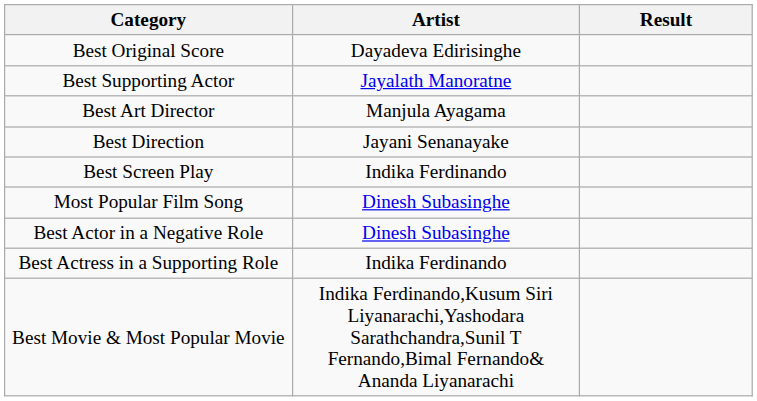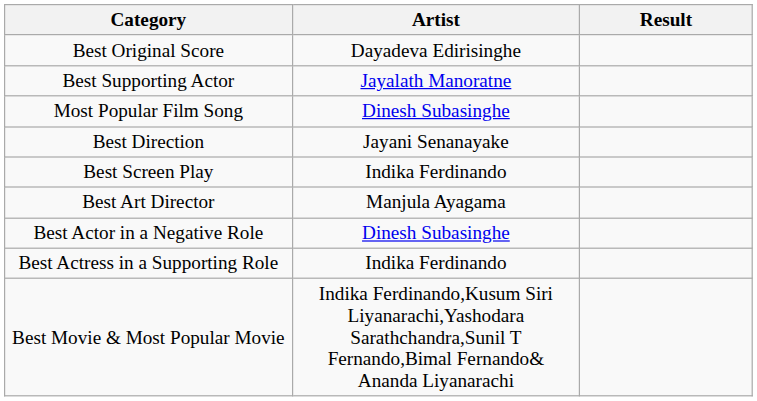rows swapped: (148, 202) <-> (148, 111)
